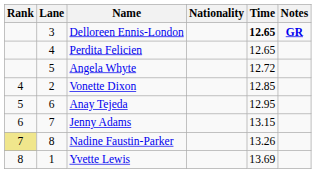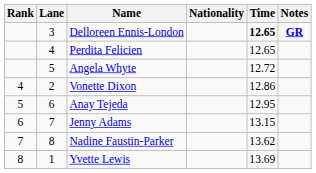(262, 86) 12.85 -> (262, 86) 12.86
(20, 141) khaki background -> (20, 141) no background
(262, 141) 13.26 -> (262, 141) 13.62
